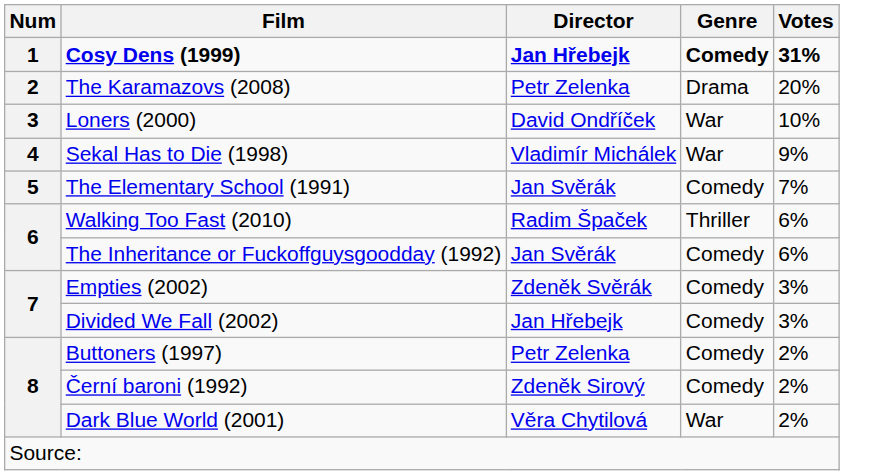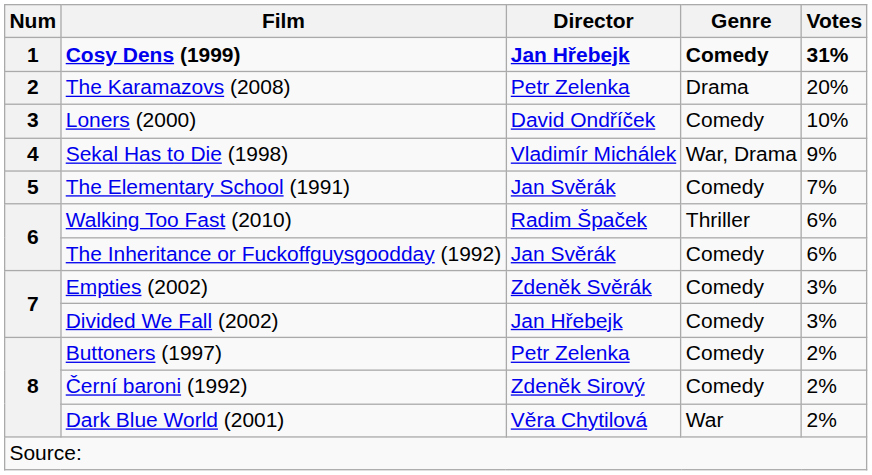(705, 120) War -> (725, 120) Comedy
(705, 154) War -> (741, 154) War, Drama
